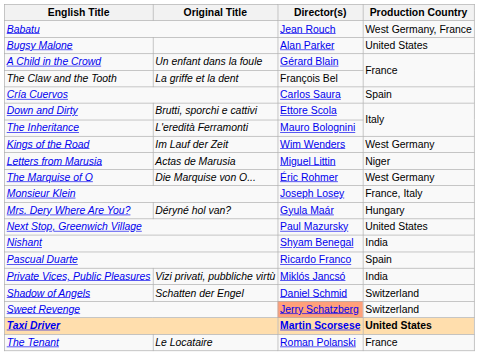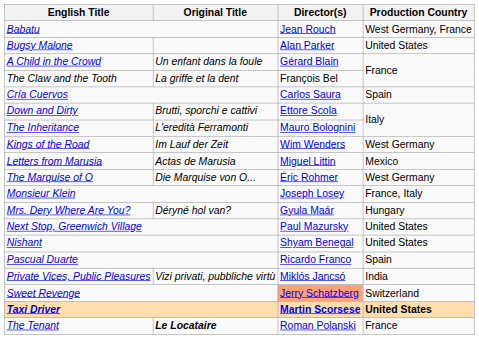(378, 161) Niger -> (382, 161) Mexico
(377, 243) India -> (396, 243) United States
- row: (48, 293)
(184, 342) normal -> (186, 326) bold
